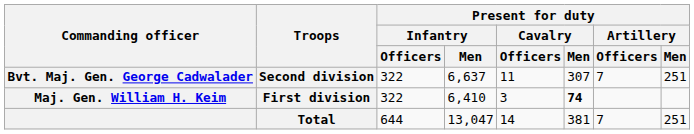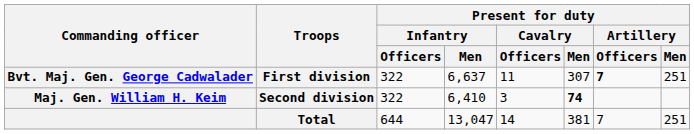(317, 77) Second division -> (317, 77) First division
(600, 77) normal -> (600, 77) bold
(317, 98) First division -> (317, 98) Second division
